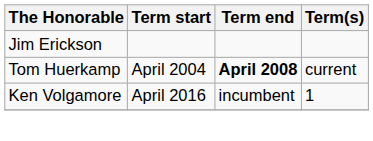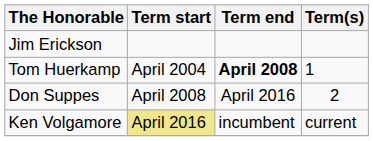(331, 70) current -> (310, 70) 1
+ row: (54, 96)
(169, 96) no background -> (169, 122) khaki background
(310, 96) 1 -> (331, 122) current
